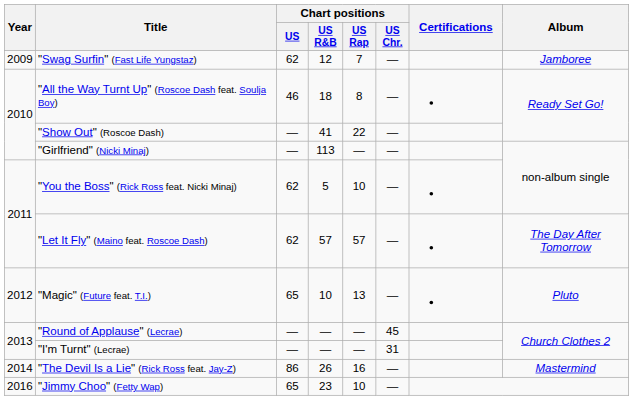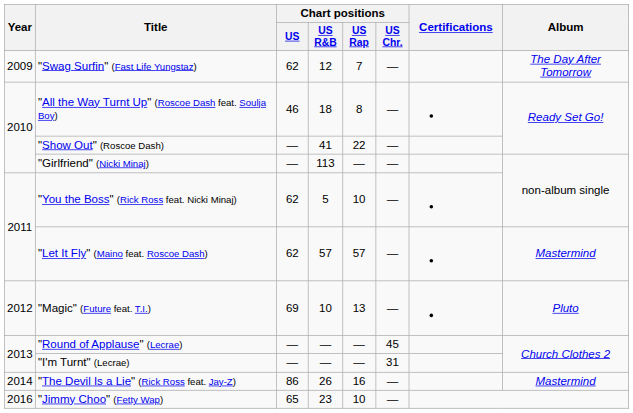(566, 59) Jamboree -> (566, 66) The Day After Tomorrow
(566, 241) The Day After Tomorrow -> (566, 254) Mastermind
(292, 295) 65 -> (292, 308) 69
